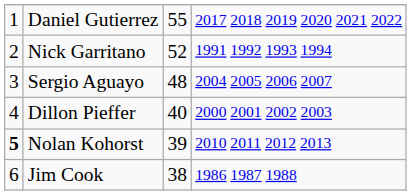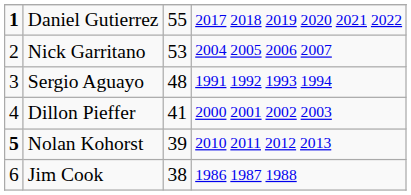(14, 19) normal -> (14, 19) bold
(177, 50) 52 -> (177, 50) 53
(264, 50) 1991 1992 1993 1994 -> (264, 50) 2004 2005 2006 2007
(264, 81) 2004 2005 2006 2007 -> (264, 81) 1991 1992 1993 1994
(177, 112) 40 -> (177, 112) 41
